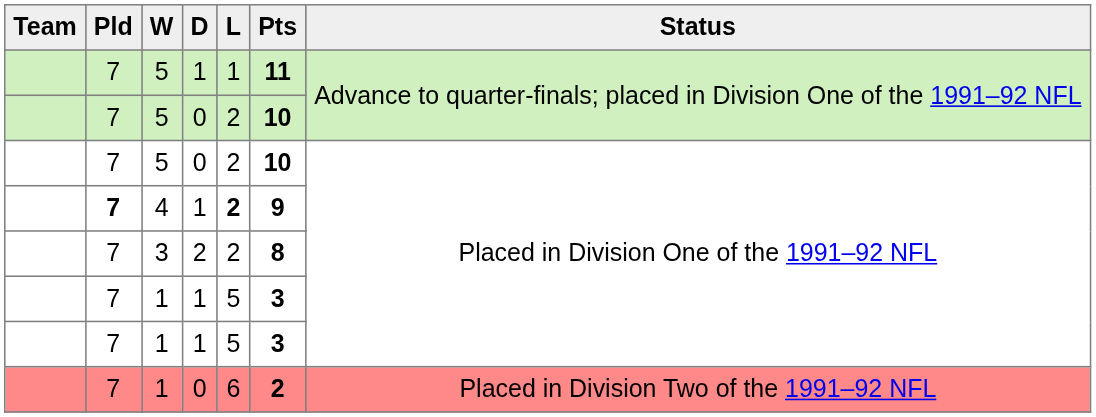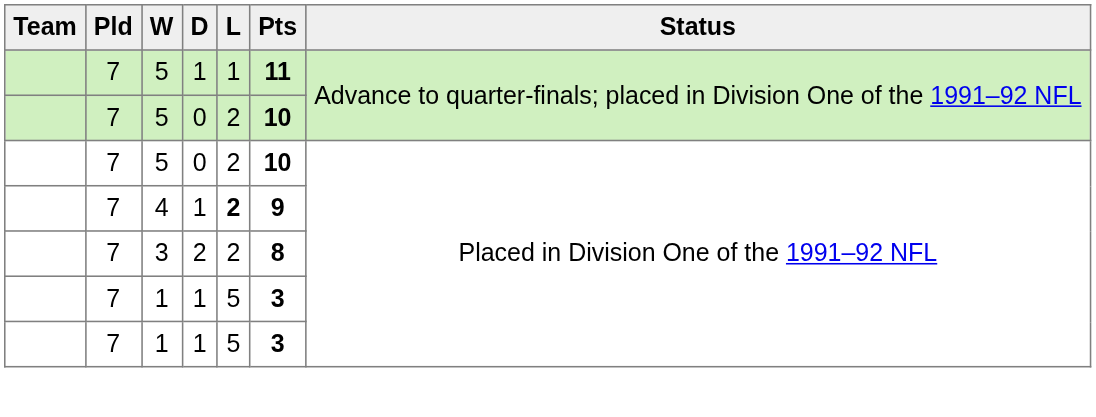(113, 208) bold -> (113, 208) normal
- row: (162, 389)
